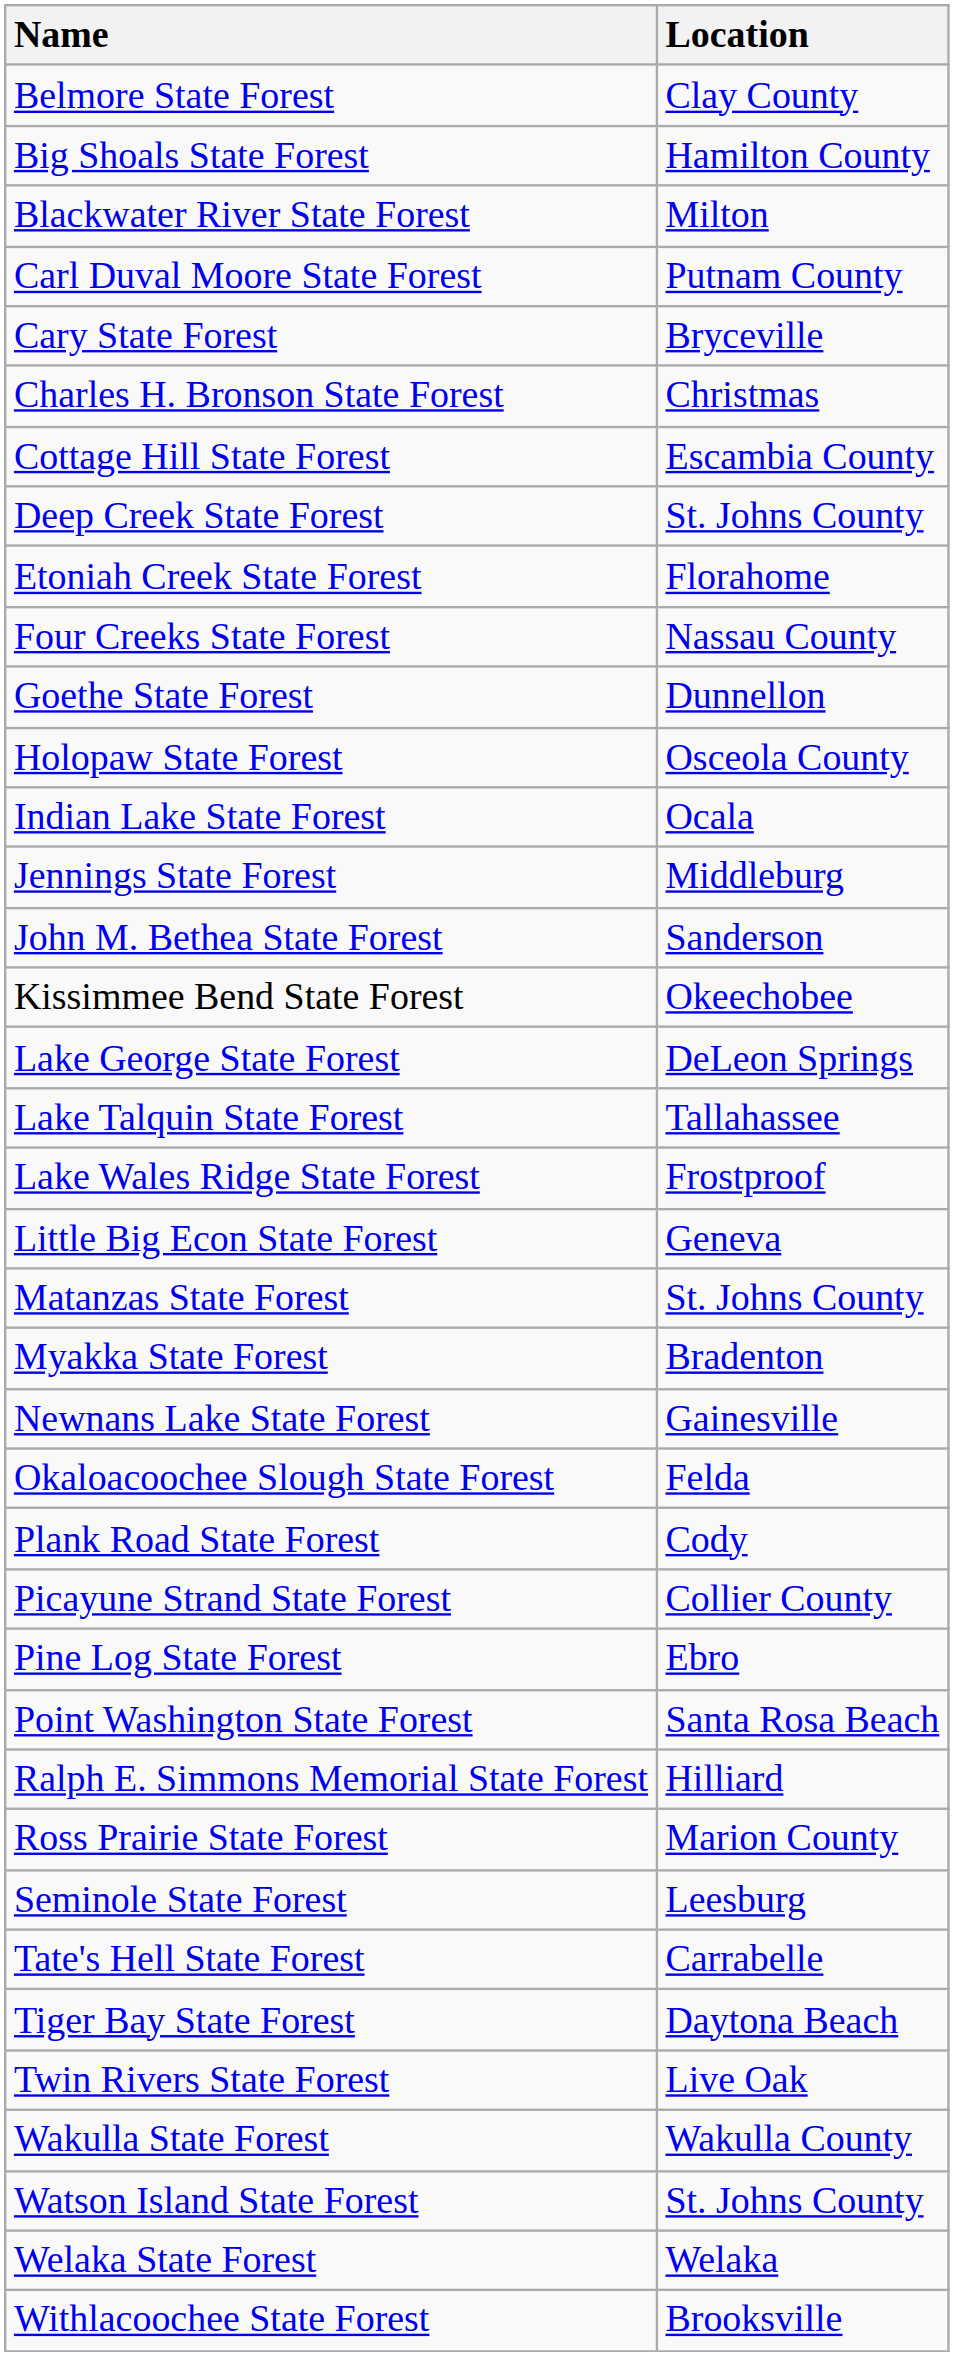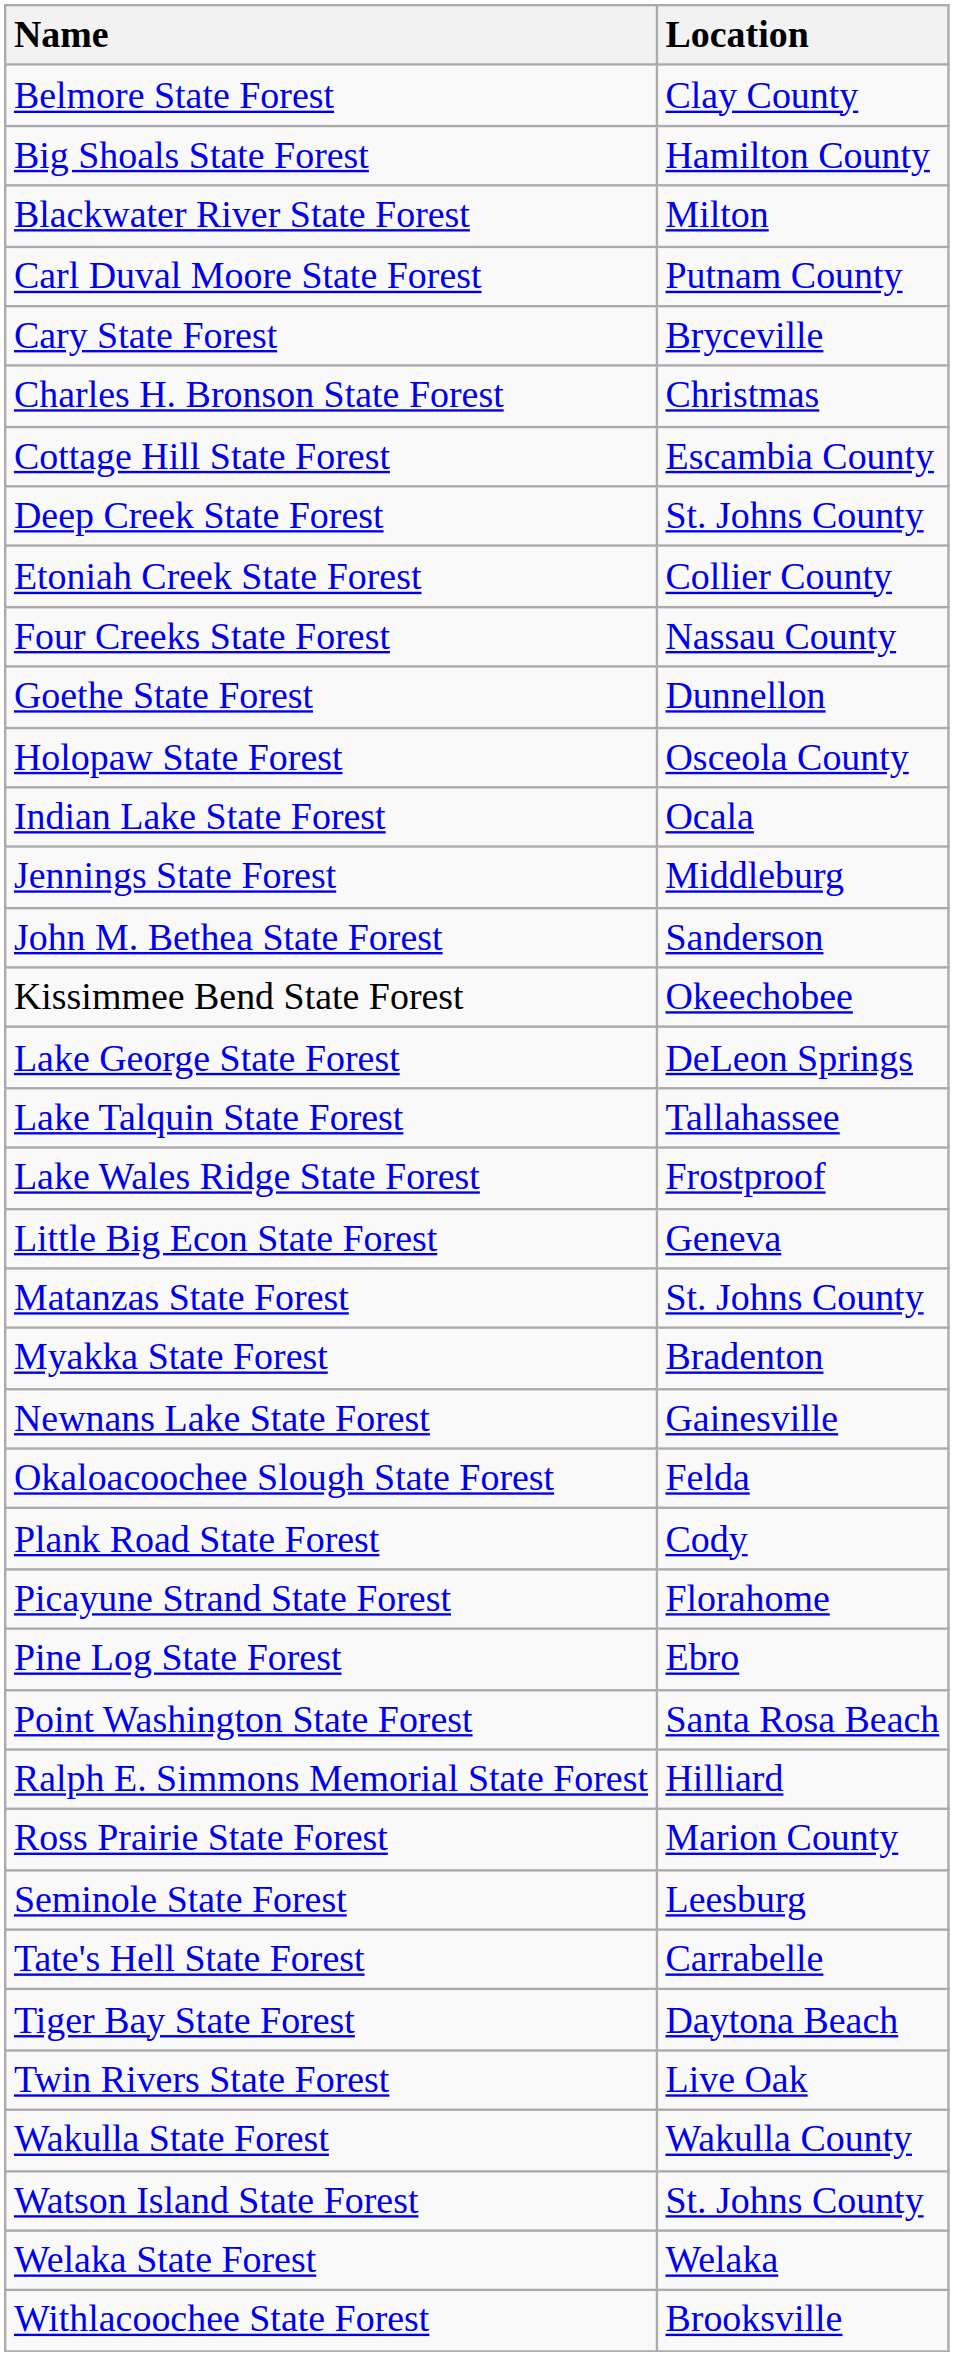(748, 575) Florahome -> (779, 575) Collier County
(779, 1598) Collier County -> (748, 1598) Florahome
